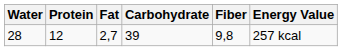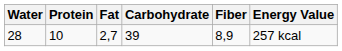(56, 35) 12 -> (56, 35) 10
(224, 35) 9,8 -> (224, 35) 8,9
